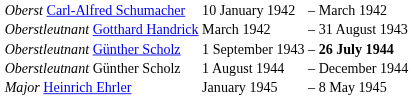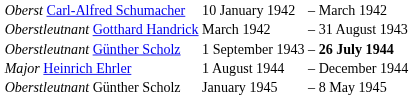(93, 68) Oberstleutnant Günther Scholz -> (68, 68) Major Heinrich Ehrler
(68, 88) Major Heinrich Ehrler -> (93, 88) Oberstleutnant Günther Scholz
